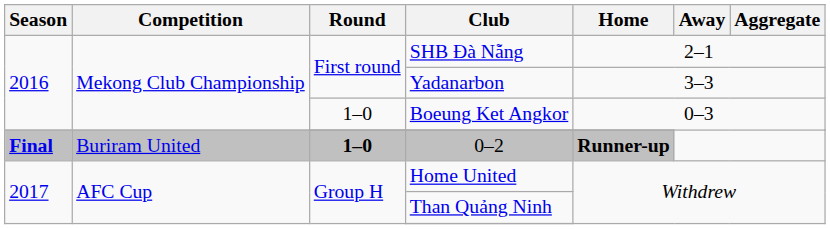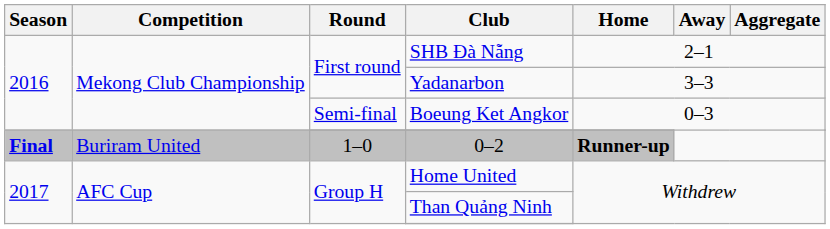(357, 113) 1–0 -> (355, 113) Semi-final
(357, 144) bold -> (357, 144) normal
